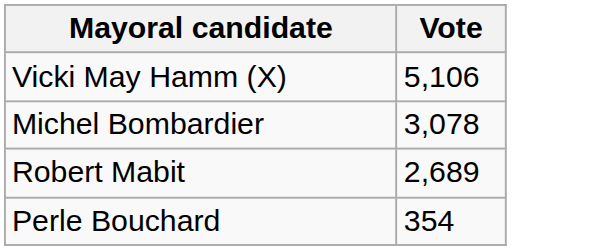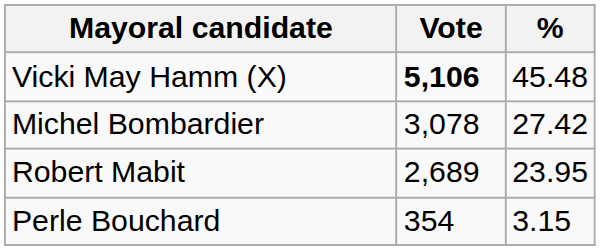+ column: (550, 28)
(442, 76) normal -> (442, 76) bold
